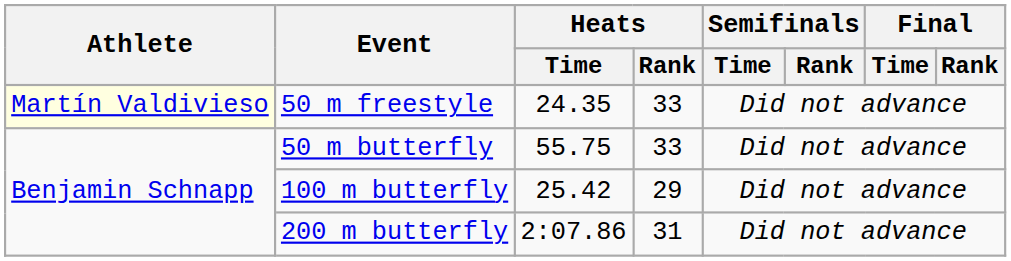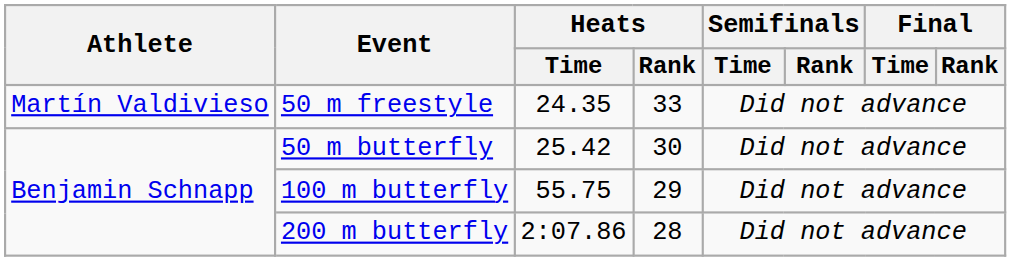(140, 106) lightyellow background -> (140, 106) no background
(573, 149) 55.75 -> (573, 149) 25.42
(667, 149) 33 -> (667, 149) 30
(573, 191) 25.42 -> (573, 191) 55.75
(667, 233) 31 -> (667, 233) 28
